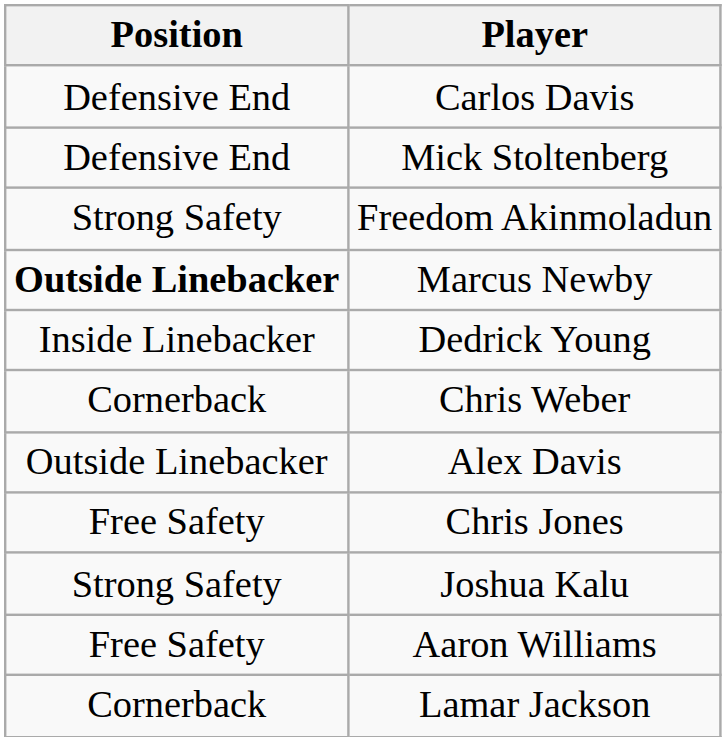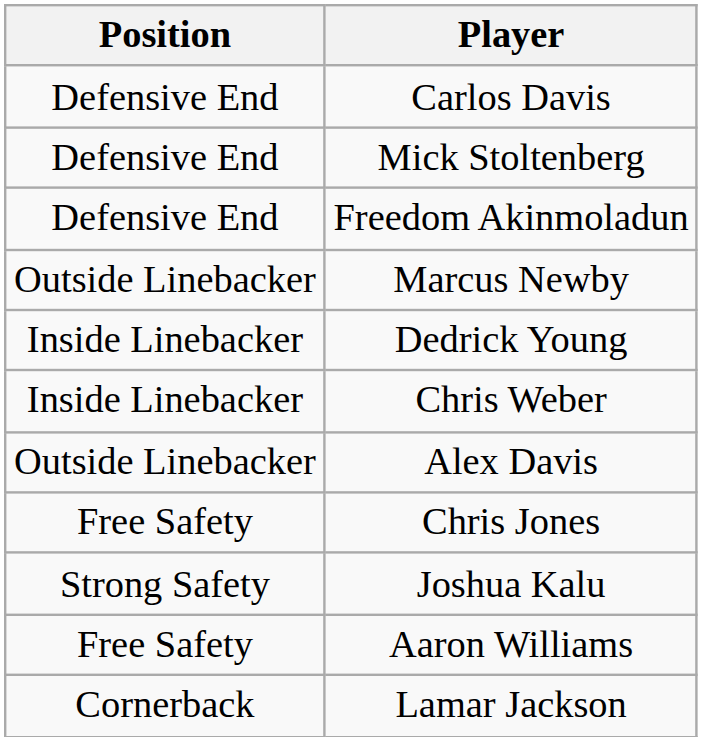(177, 217) Strong Safety -> (165, 217) Defensive End
(177, 278) bold -> (165, 278) normal
(177, 400) Cornerback -> (165, 400) Inside Linebacker
